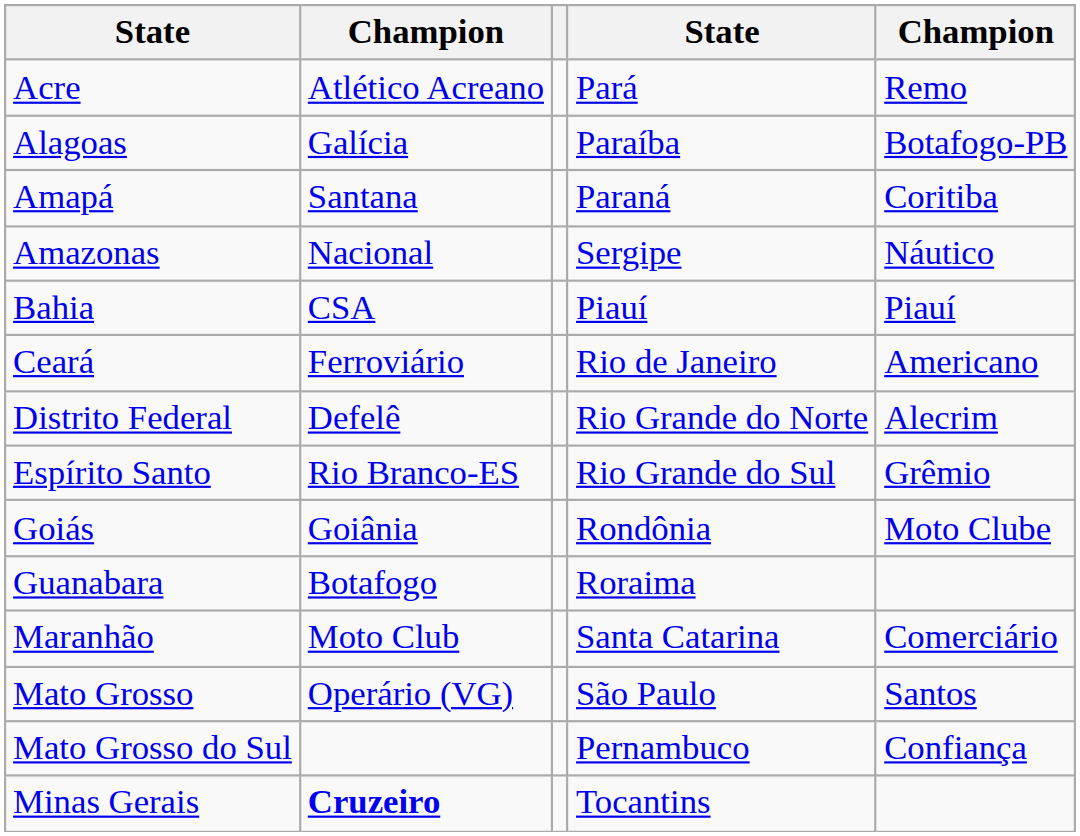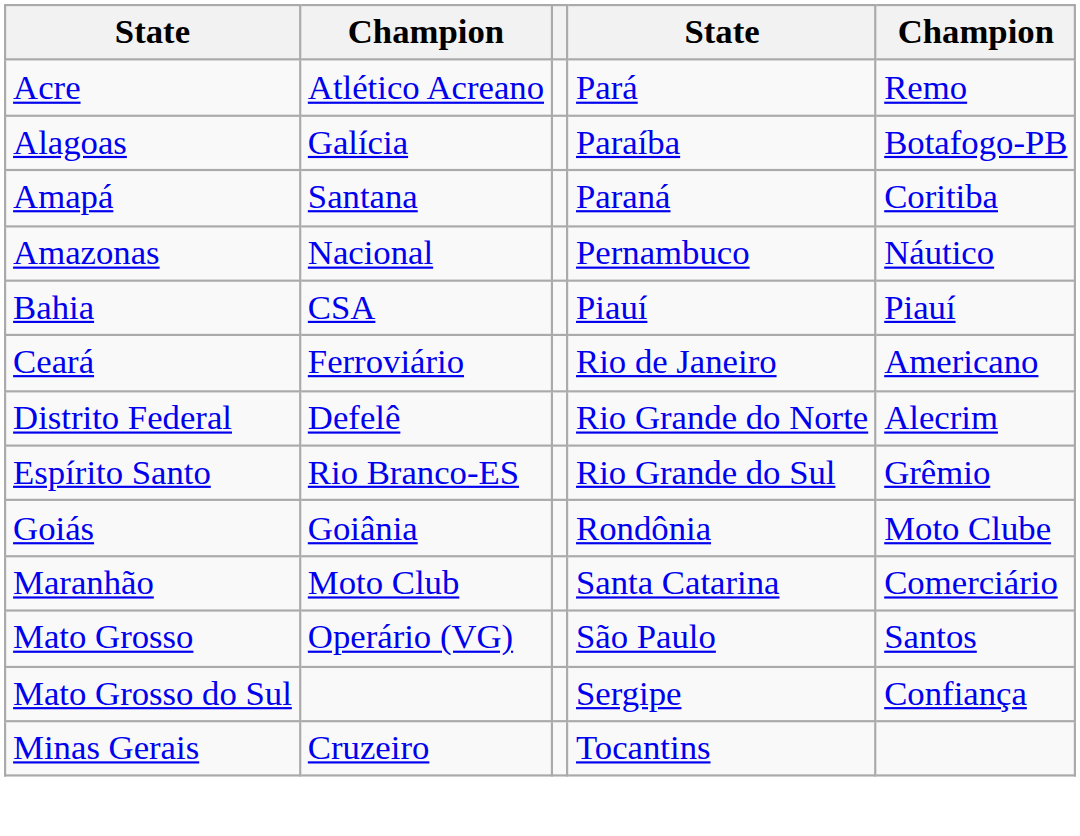(629, 252) Sergipe -> (663, 252) Pernambuco
- row: (88, 582)
(663, 747) Pernambuco -> (629, 692) Sergipe
(374, 802) bold -> (369, 747) normal
